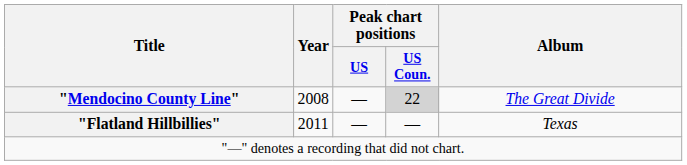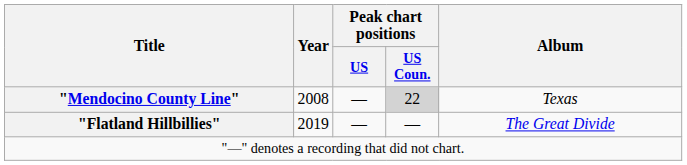(560, 99) The Great Divide -> (560, 99) Texas
(313, 124) 2011 -> (313, 124) 2019
(560, 124) Texas -> (560, 124) The Great Divide
